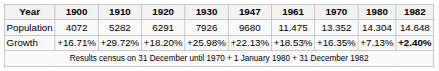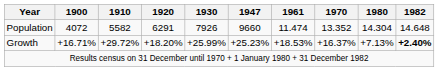(120, 27) 5282 -> (120, 27) 5582
(250, 27) 9680 -> (250, 27) 9660
(293, 27) 11.475 -> (293, 27) 11.474
(206, 43) +25.98% -> (206, 43) +25.99%
(250, 43) +22.13% -> (250, 43) +25.23%
(336, 43) +16.35% -> (336, 43) +16.37%
